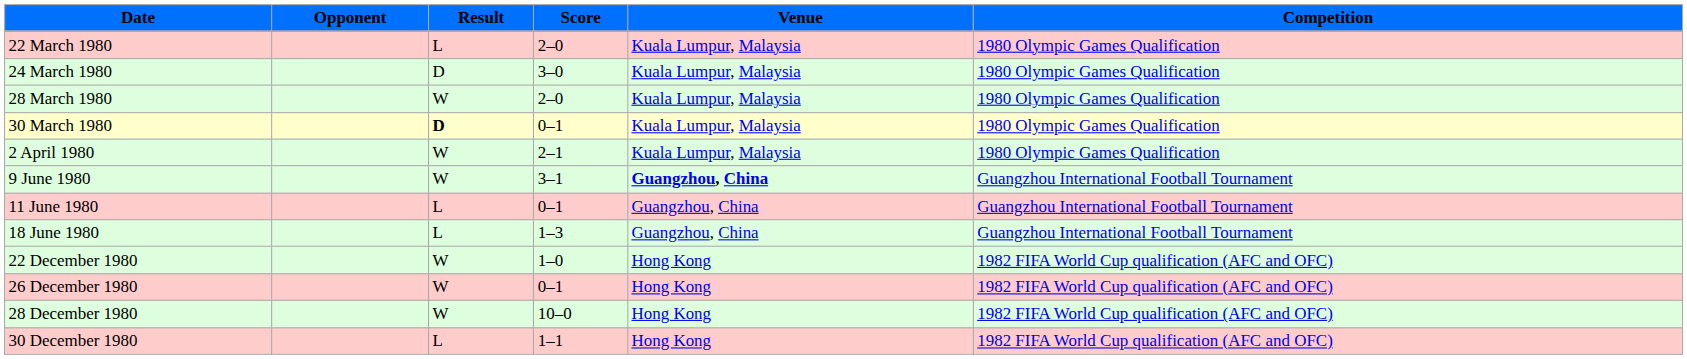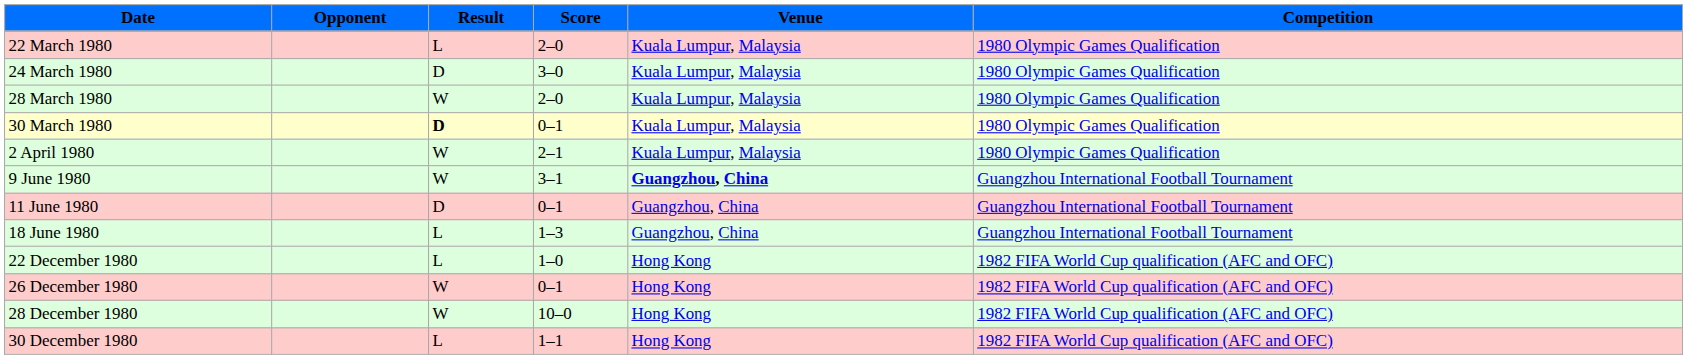(438, 206) L -> (439, 206) D
(440, 260) W -> (438, 260) L
